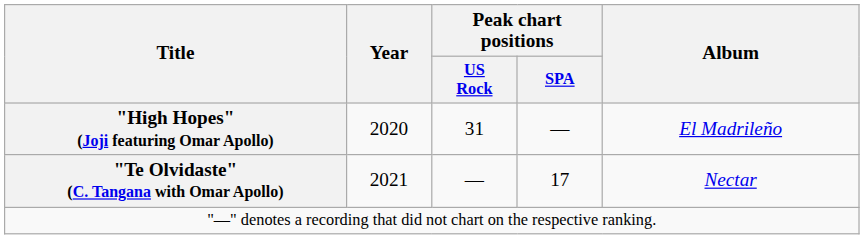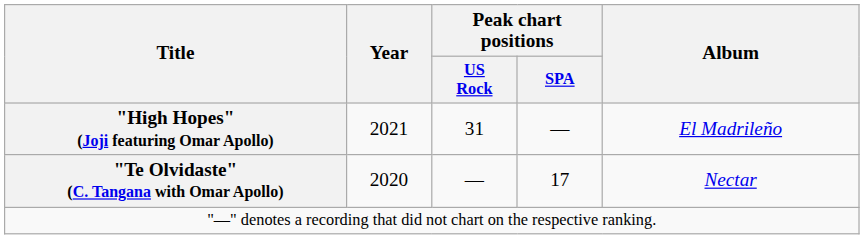(389, 128) 2020 -> (389, 128) 2021
(389, 180) 2021 -> (389, 180) 2020
